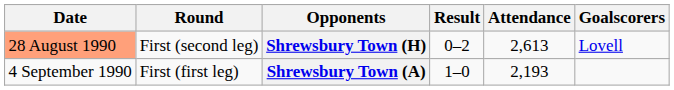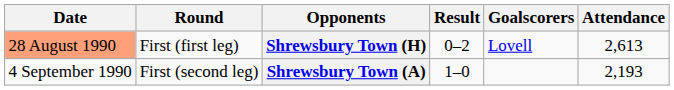columns swapped: (622, 17) <-> (529, 17)
(199, 44) First (second leg) -> (189, 44) First (first leg)
(189, 71) First (first leg) -> (199, 71) First (second leg)
